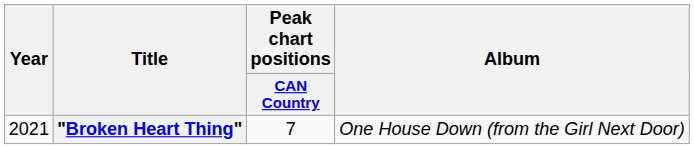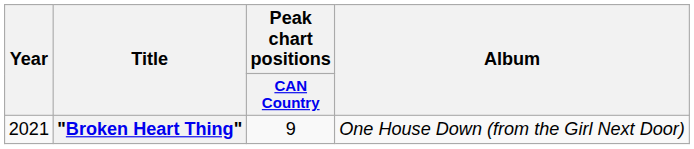(291, 129) 7 -> (291, 129) 9
